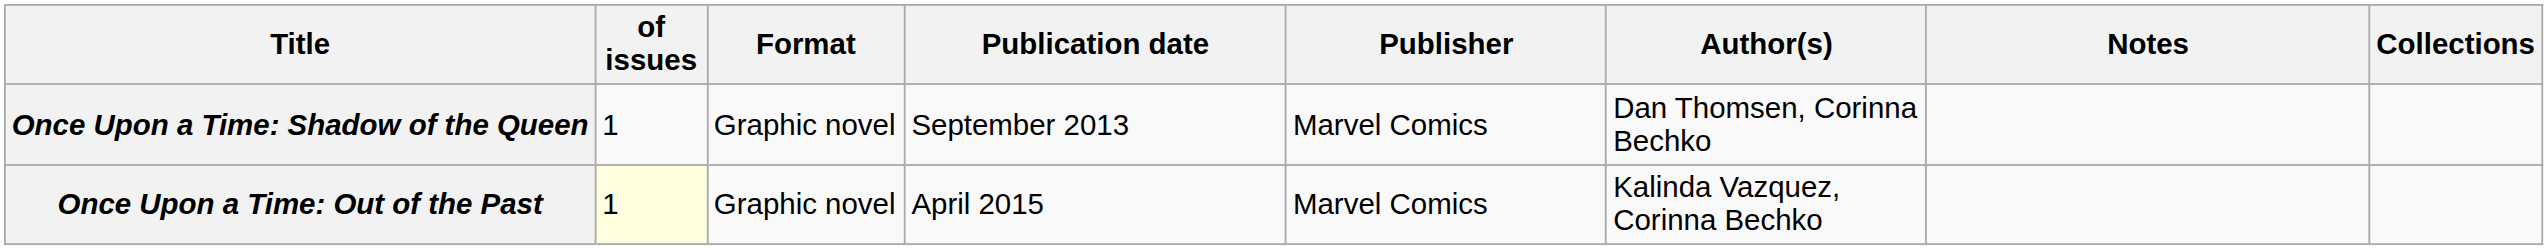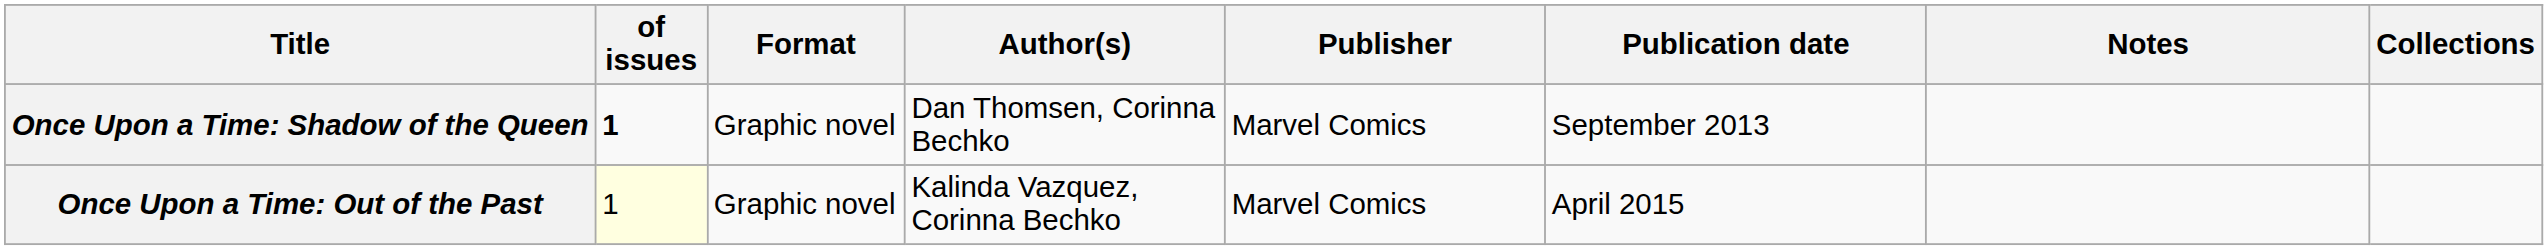columns swapped: (1767, 44) <-> (1095, 44)
(610, 124) normal -> (610, 124) bold
